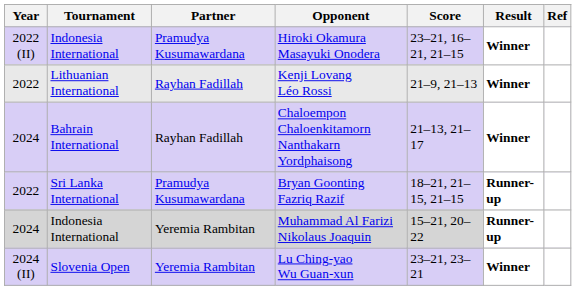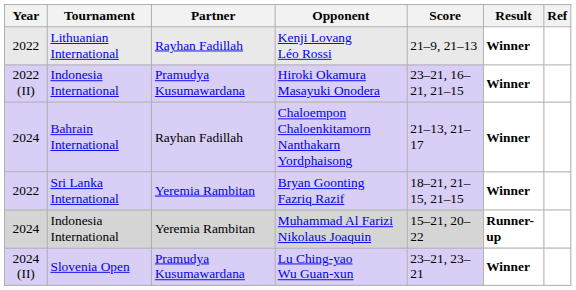rows swapped: (315, 83) <-> (329, 45)
(200, 191) Pramudya Kusumawardana -> (205, 191) Yeremia Rambitan
(510, 191) Runner-up -> (508, 191) Winner
(205, 267) Yeremia Rambitan -> (200, 267) Pramudya Kusumawardana
